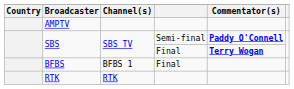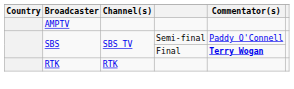(246, 38) bold -> (246, 38) normal
- row: (55, 64)
